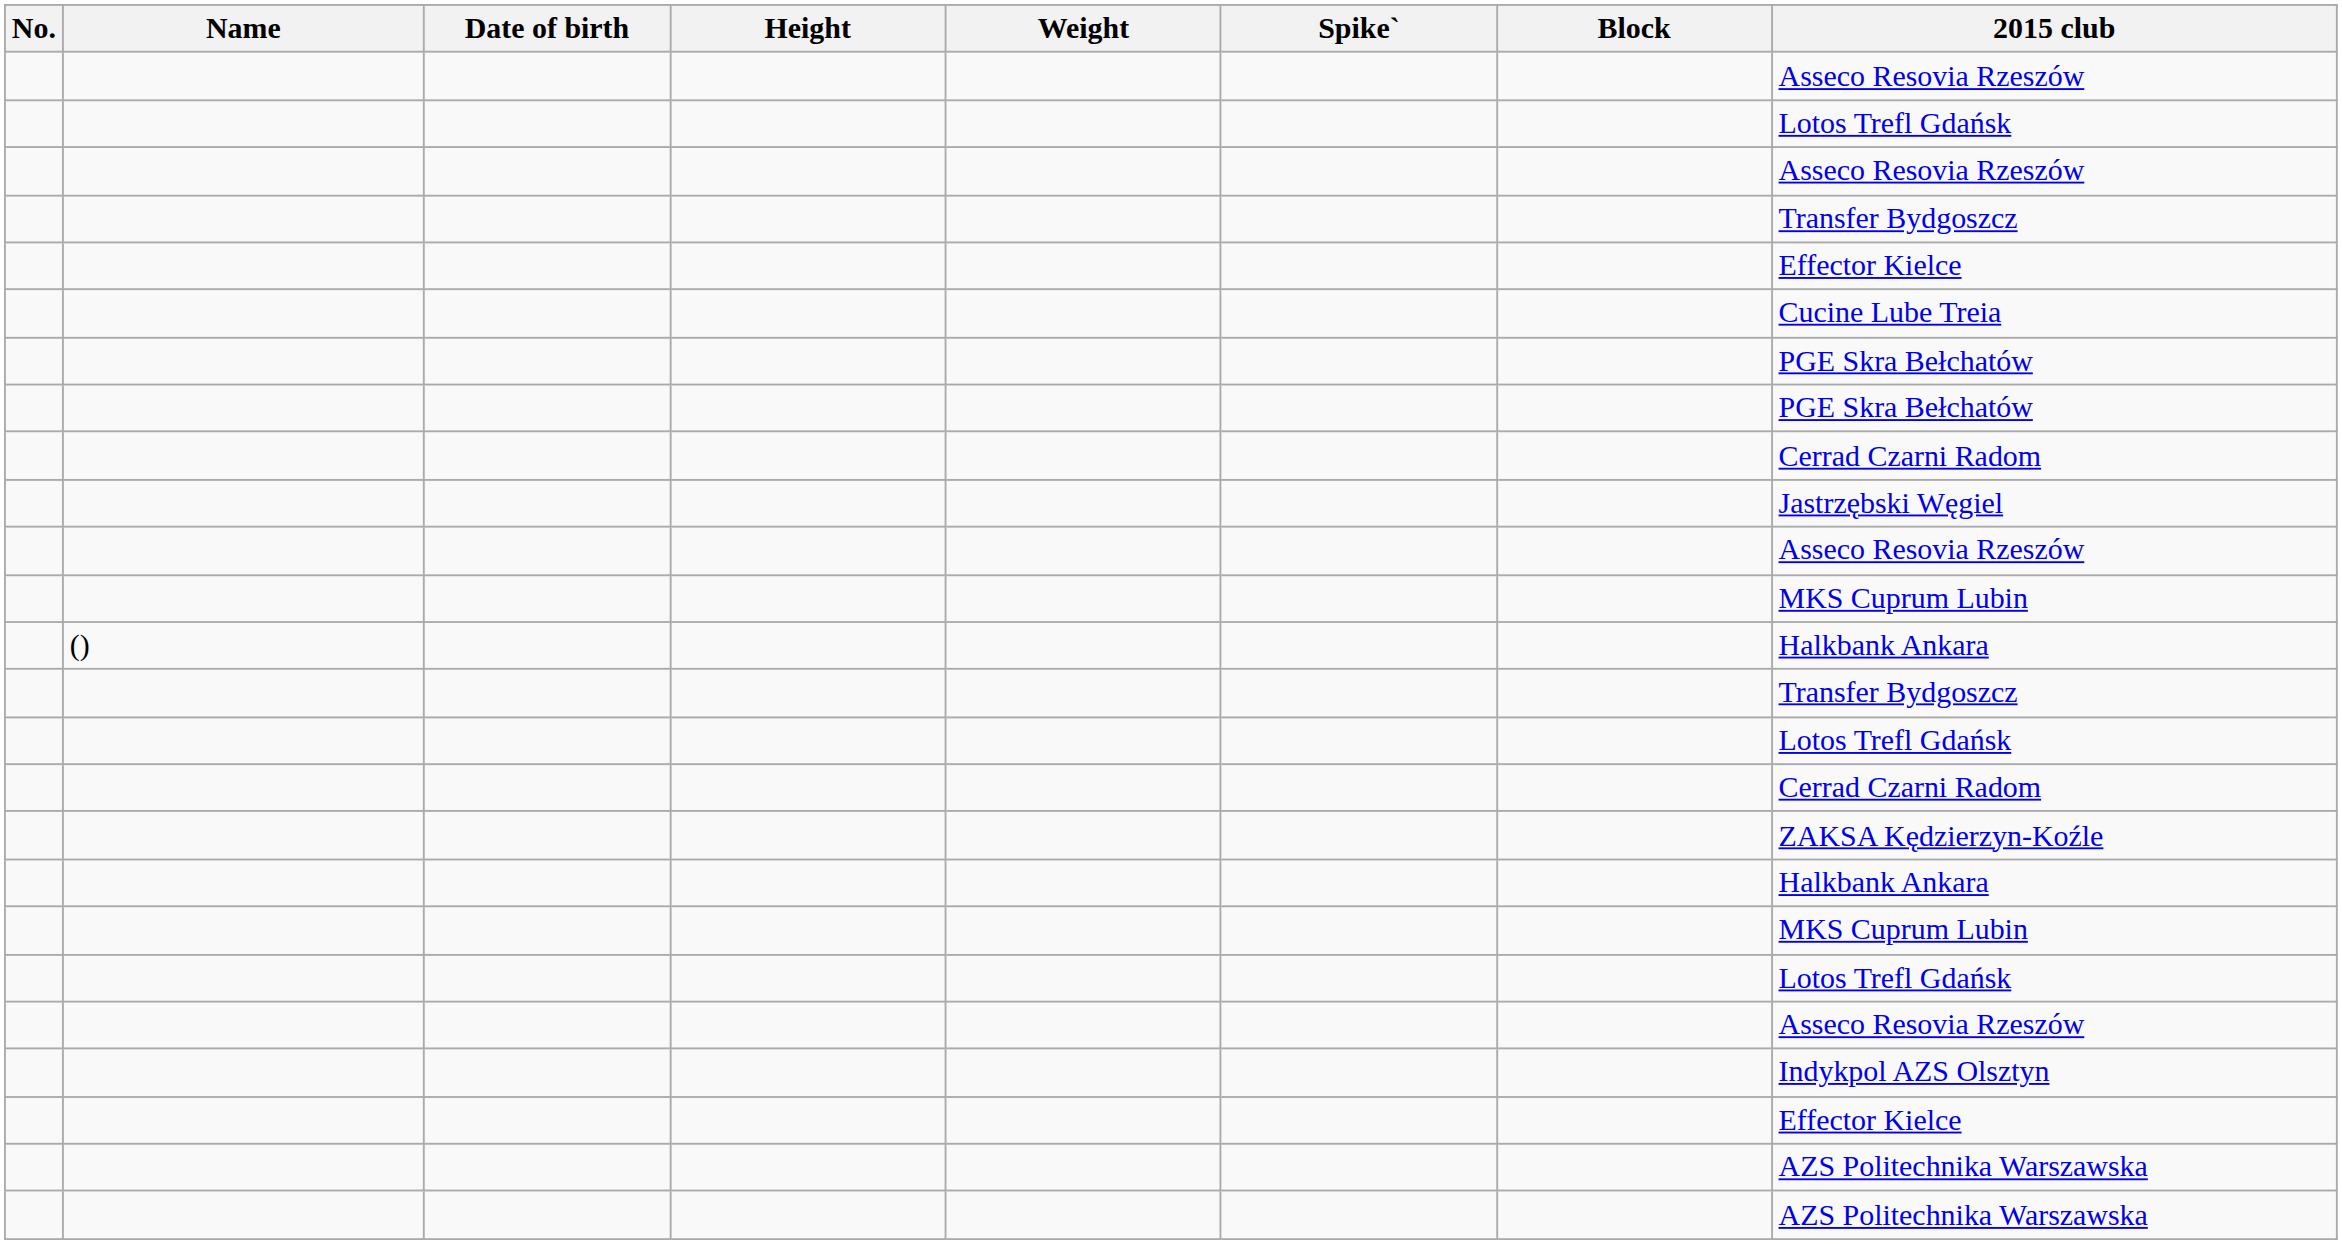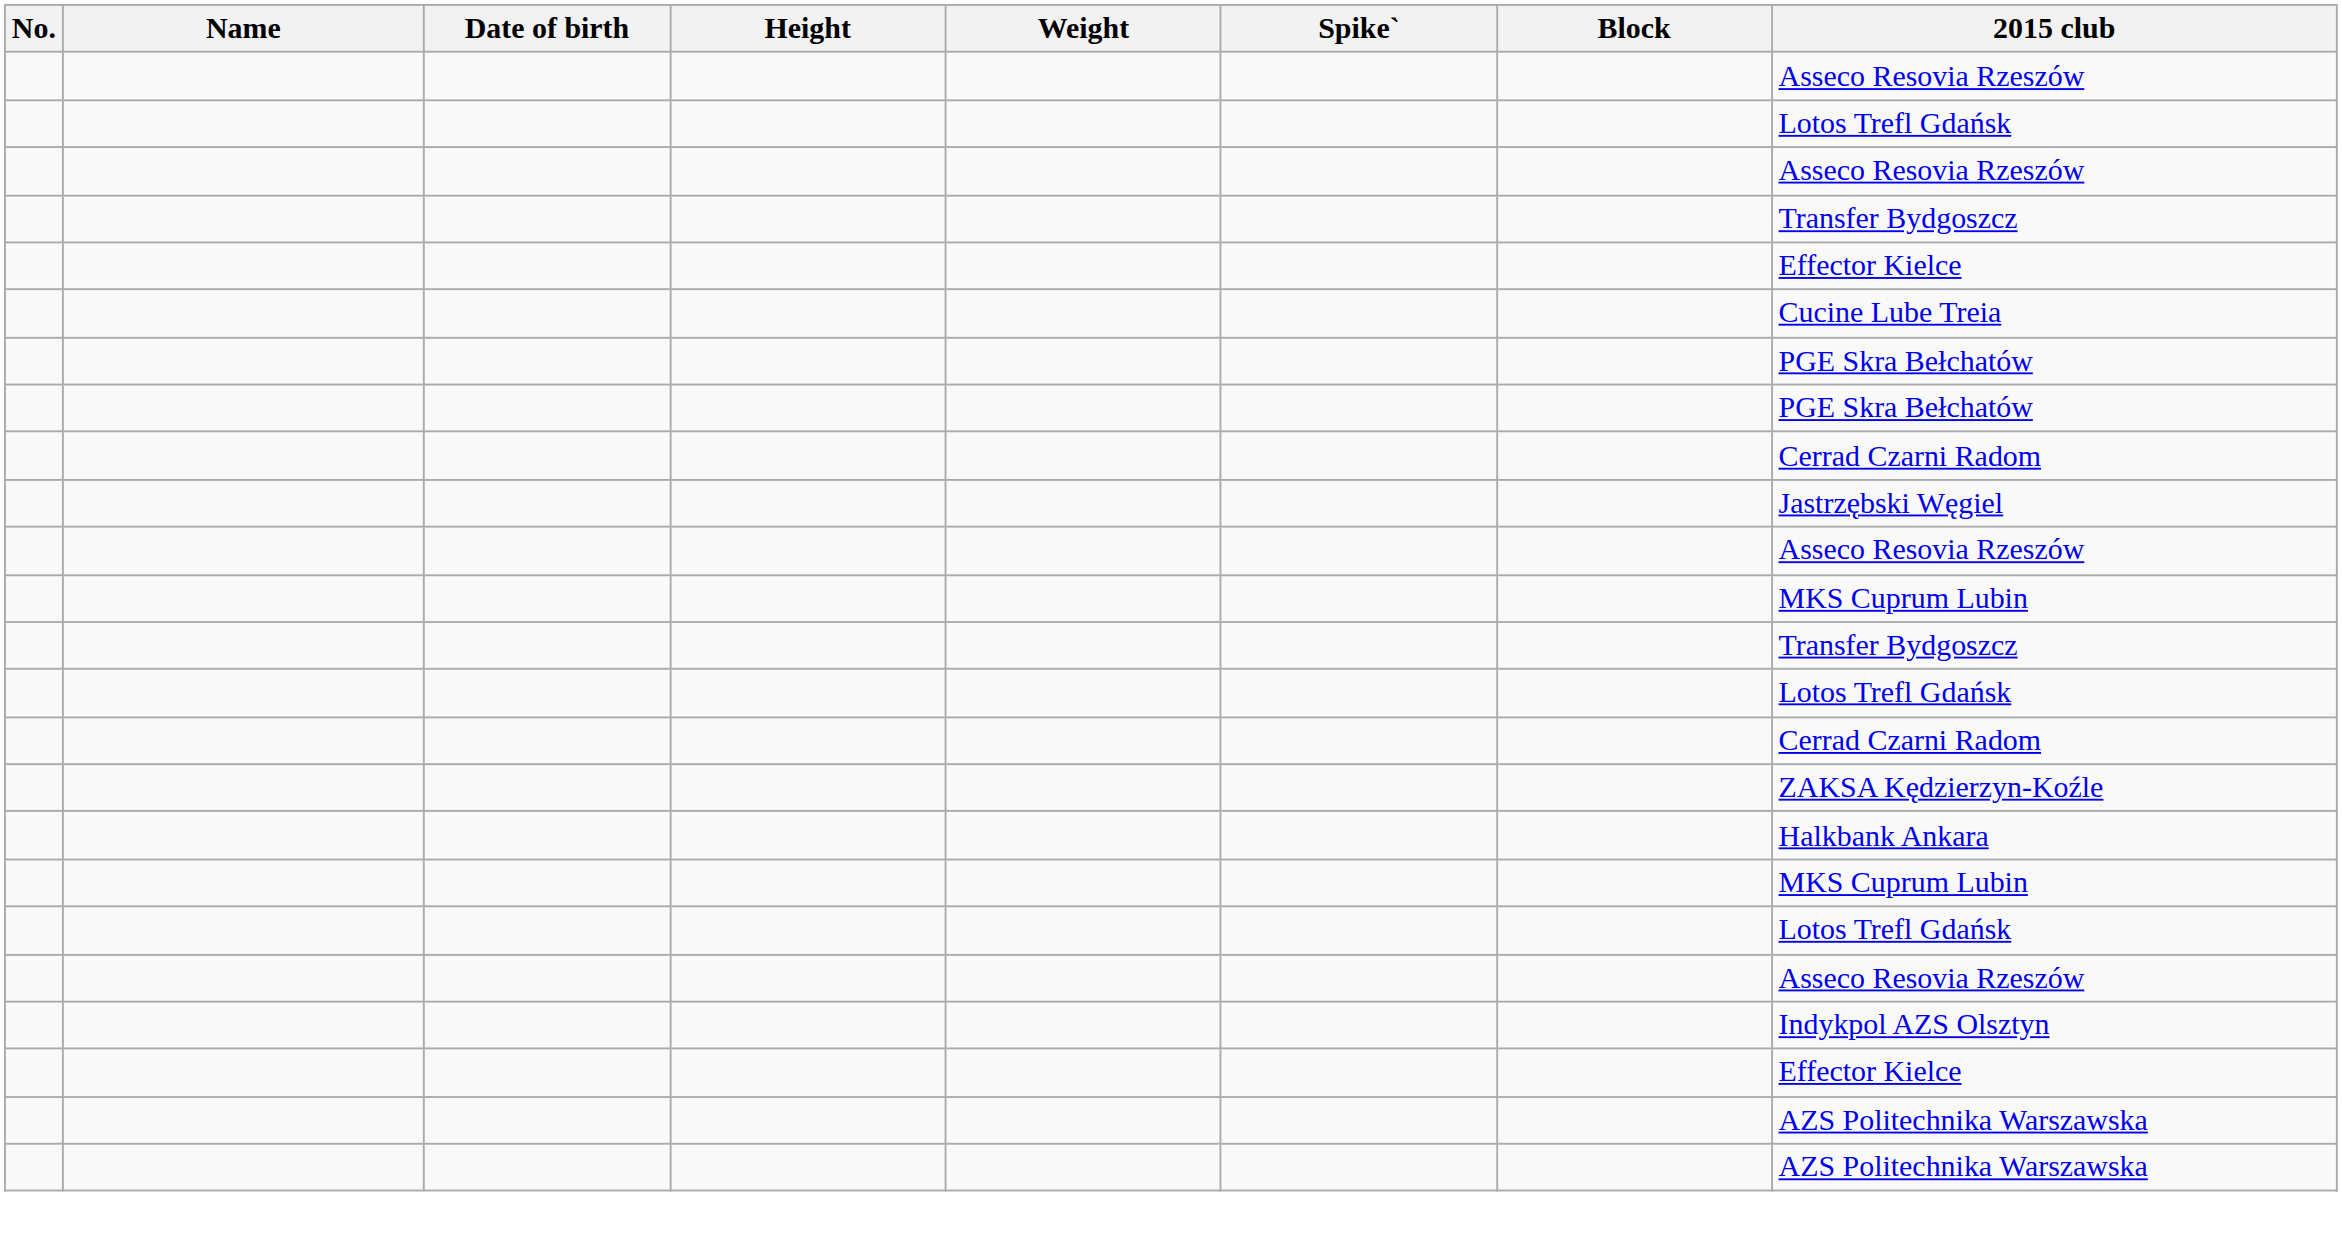- row: (34, 646)
